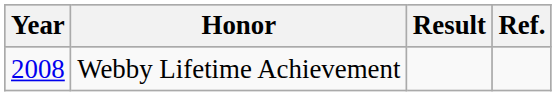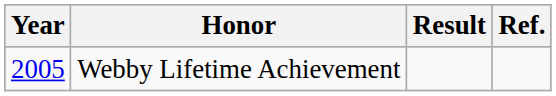(38, 68) 2008 -> (38, 68) 2005
